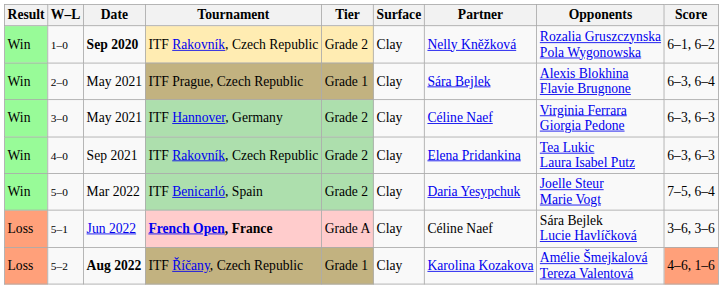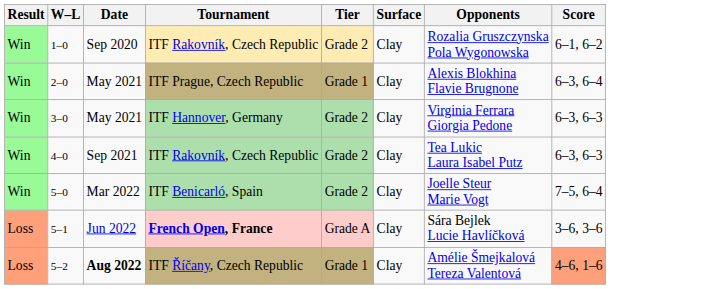- column: (481, 15)
(112, 44) bold -> (112, 44) normal
